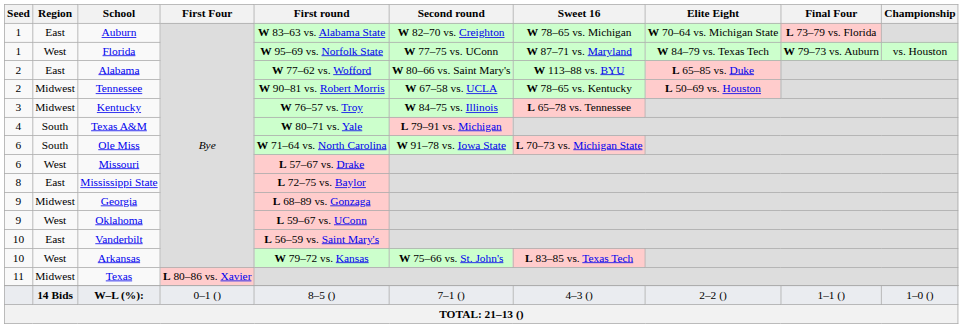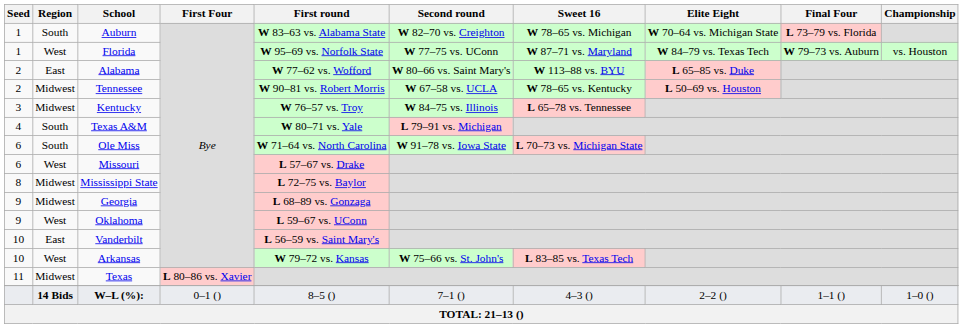(55, 33) East -> (55, 33) South
(55, 183) East -> (55, 183) Midwest
